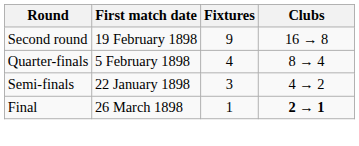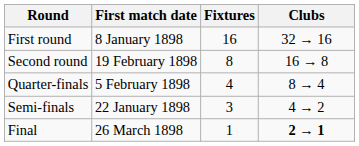+ row: (40, 38)
(229, 38) 9 -> (229, 61) 8
